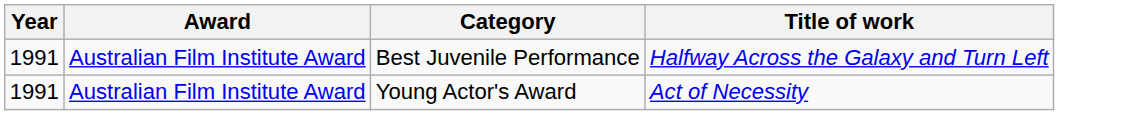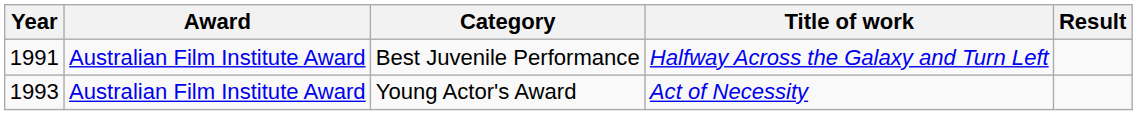+ column: (1093, 22)
(34, 92) 1991 -> (34, 92) 1993
